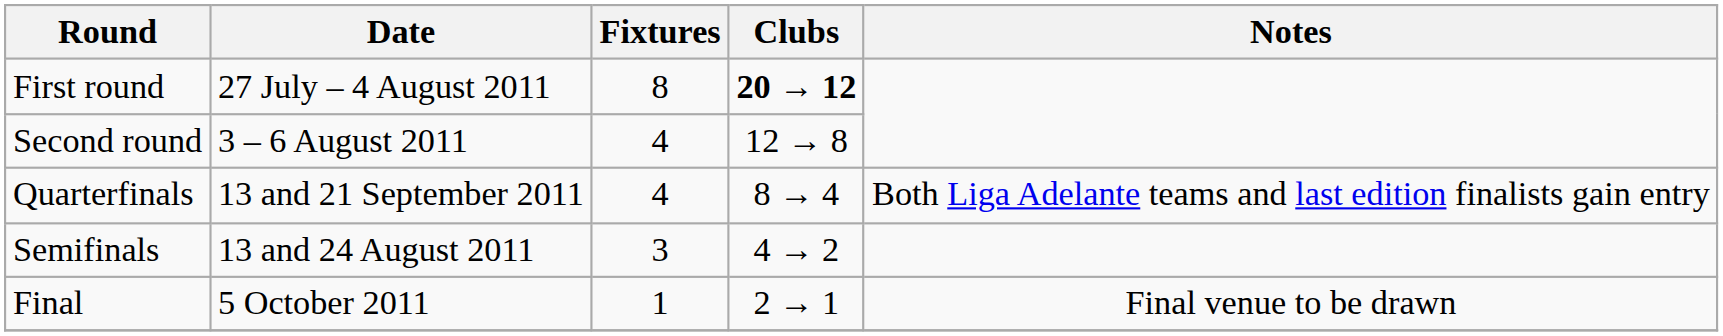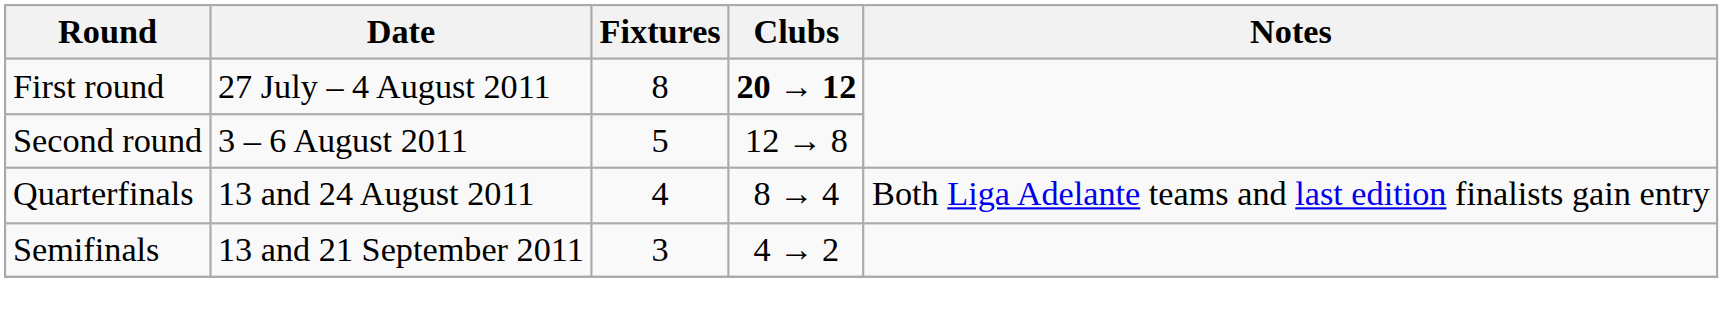(660, 140) 4 -> (660, 140) 5
(401, 194) 13 and 21 September 2011 -> (376, 194) 13 and 24 August 2011
(376, 248) 13 and 24 August 2011 -> (401, 248) 13 and 21 September 2011
- row: (48, 303)
